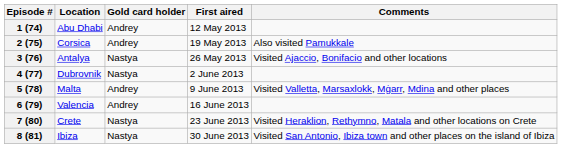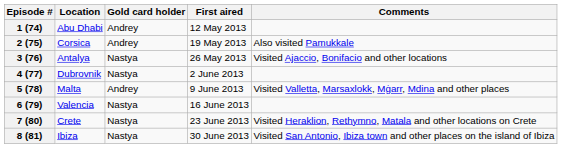(123, 105) Andrey -> (122, 105) Nastya
